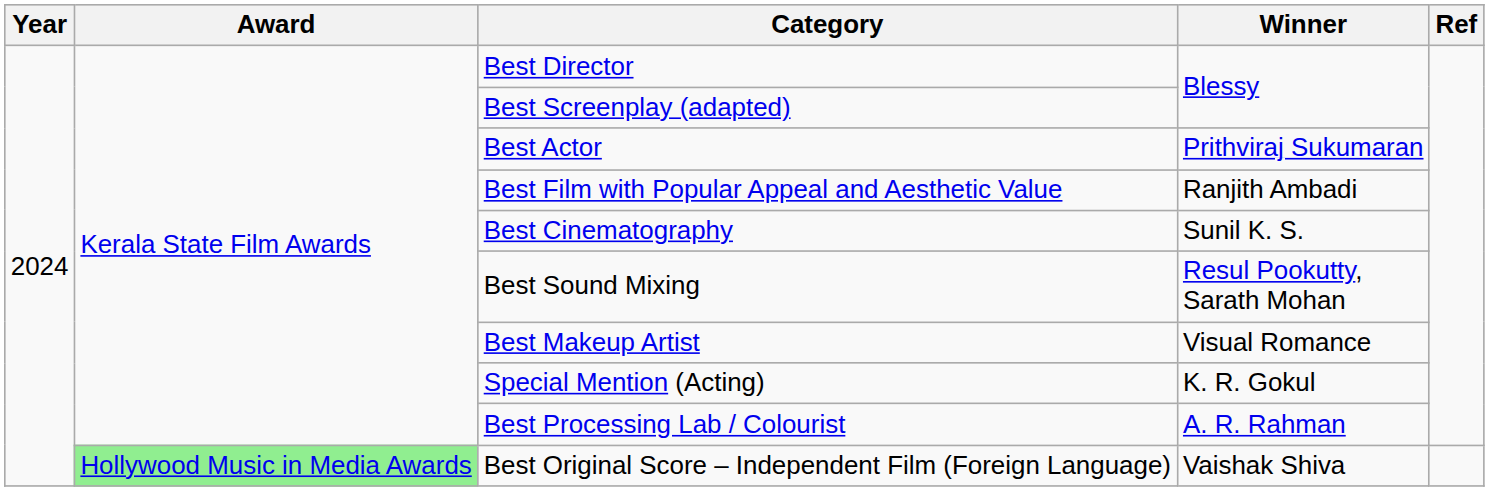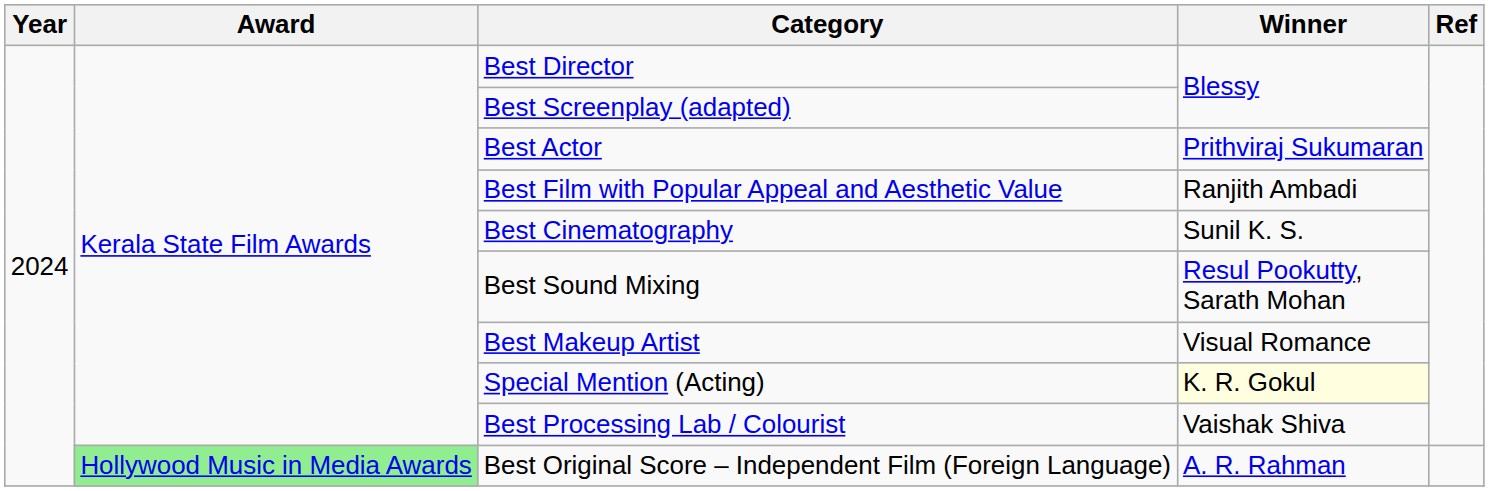(1249, 383) no background -> (1249, 383) lightyellow background
(1264, 424) A. R. Rahman -> (1264, 424) Vaishak Shiva
(1264, 465) Vaishak Shiva -> (1264, 465) A. R. Rahman
